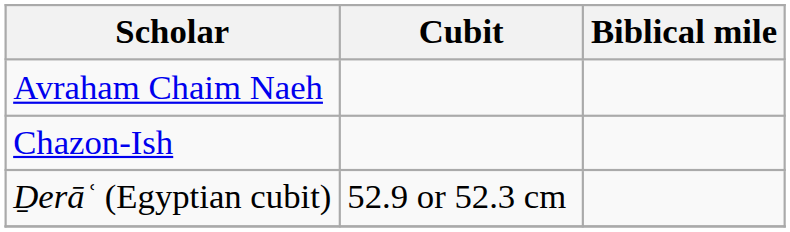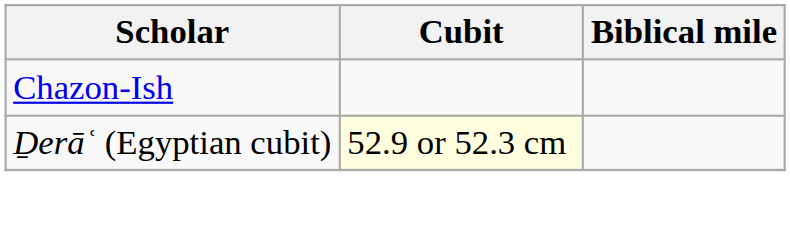- row: (168, 87)
(461, 197) no background -> (461, 142) lightyellow background
